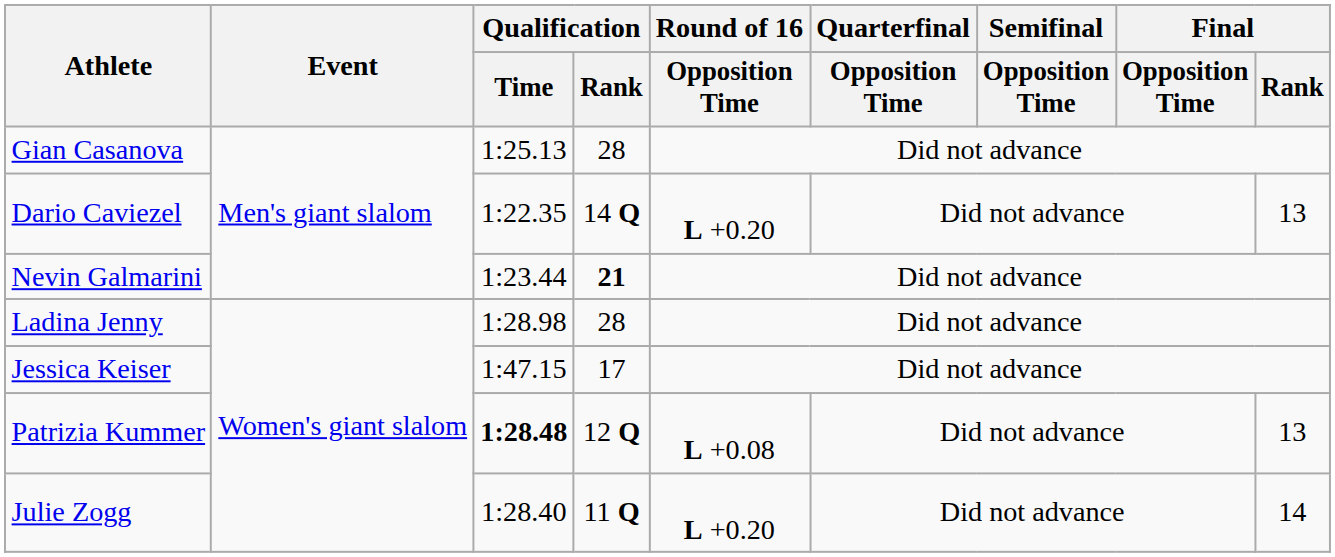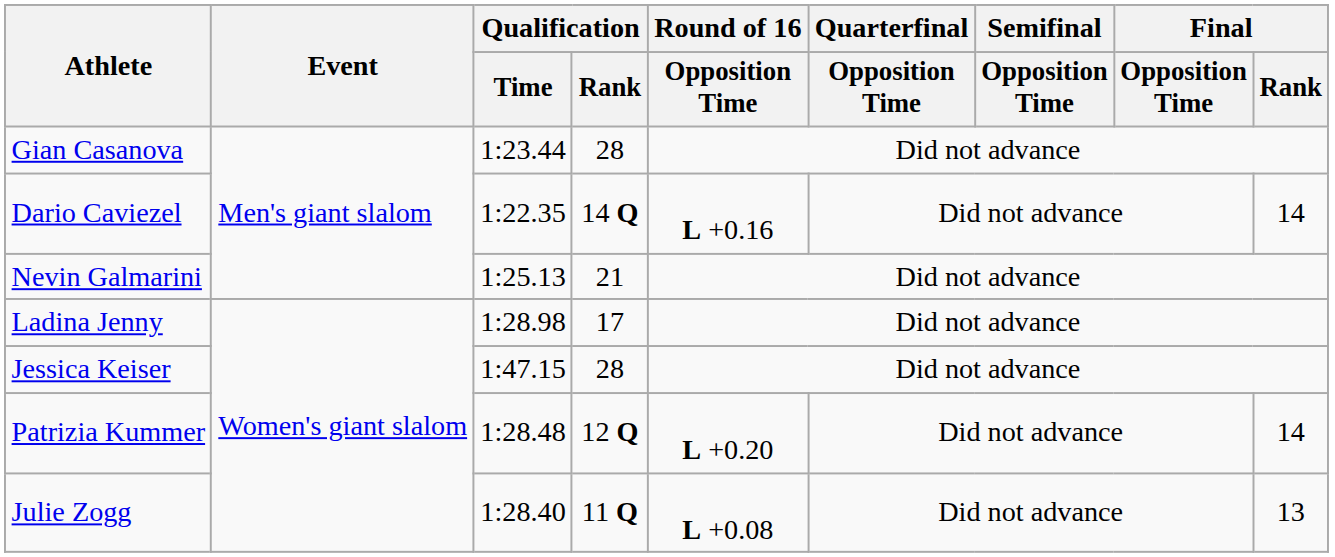(524, 150) 1:25.13 -> (523, 150) 1:23.44
(729, 229) L +0.20 -> (728, 229) L +0.16
(1292, 213) 13 -> (1291, 213) 14
(524, 276) 1:23.44 -> (523, 276) 1:25.13
(612, 276) bold -> (610, 276) normal
(612, 323) 28 -> (610, 323) 17
(612, 369) 17 -> (610, 369) 28
(524, 432) bold -> (523, 432) normal
(729, 449) L +0.08 -> (728, 449) L +0.20
(1292, 432) 13 -> (1291, 432) 14
(729, 529) L +0.20 -> (728, 529) L +0.08
(1292, 512) 14 -> (1291, 512) 13
